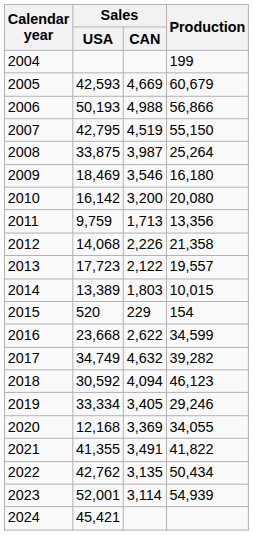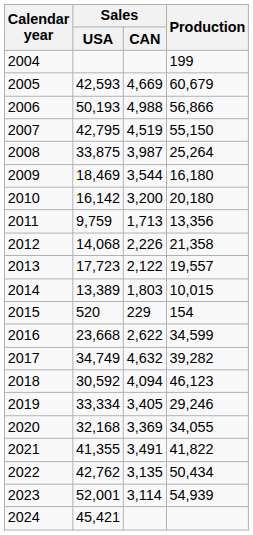(145, 175) 3,546 -> (145, 175) 3,544
(191, 198) 20,080 -> (191, 198) 20,180
(98, 426) 12,168 -> (98, 426) 32,168
